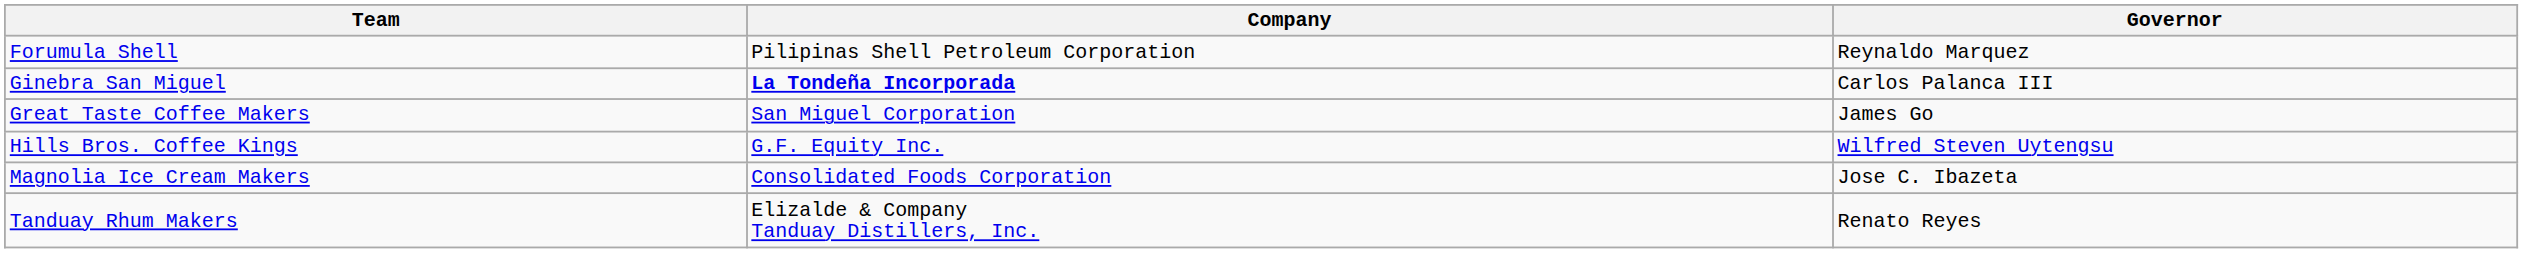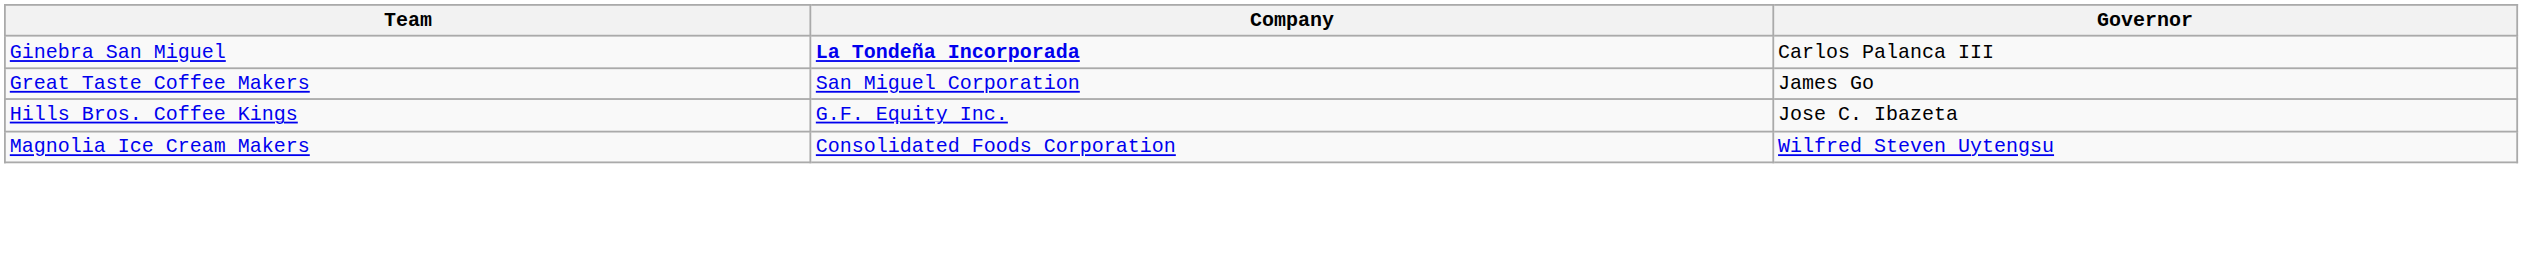- row: (94, 52)
(1976, 147) Wilfred Steven Uytengsu -> (1868, 115) Jose C. Ibazeta
(1928, 178) Jose C. Ibazeta -> (1916, 147) Wilfred Steven Uytengsu
- row: (124, 221)
